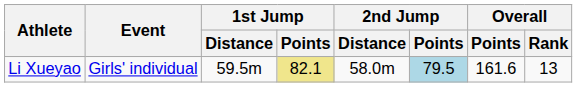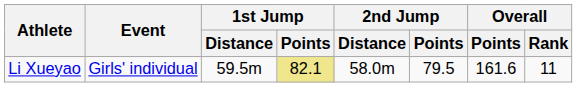(439, 69) lightblue background -> (439, 69) no background
(548, 69) 13 -> (548, 69) 11
